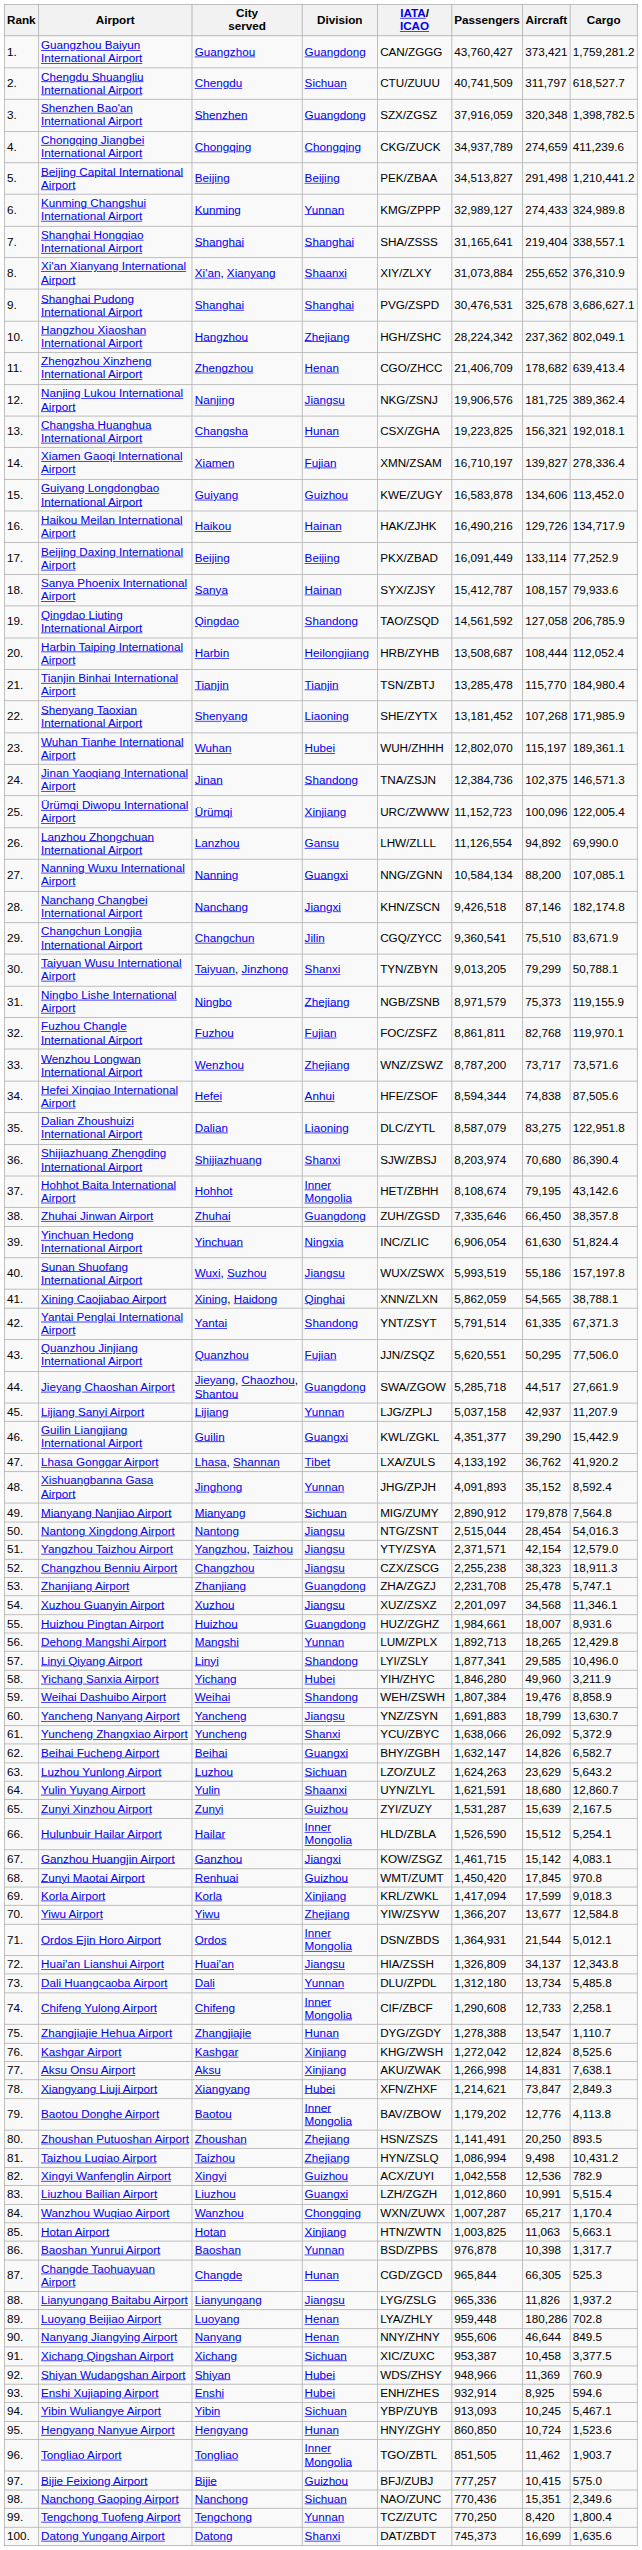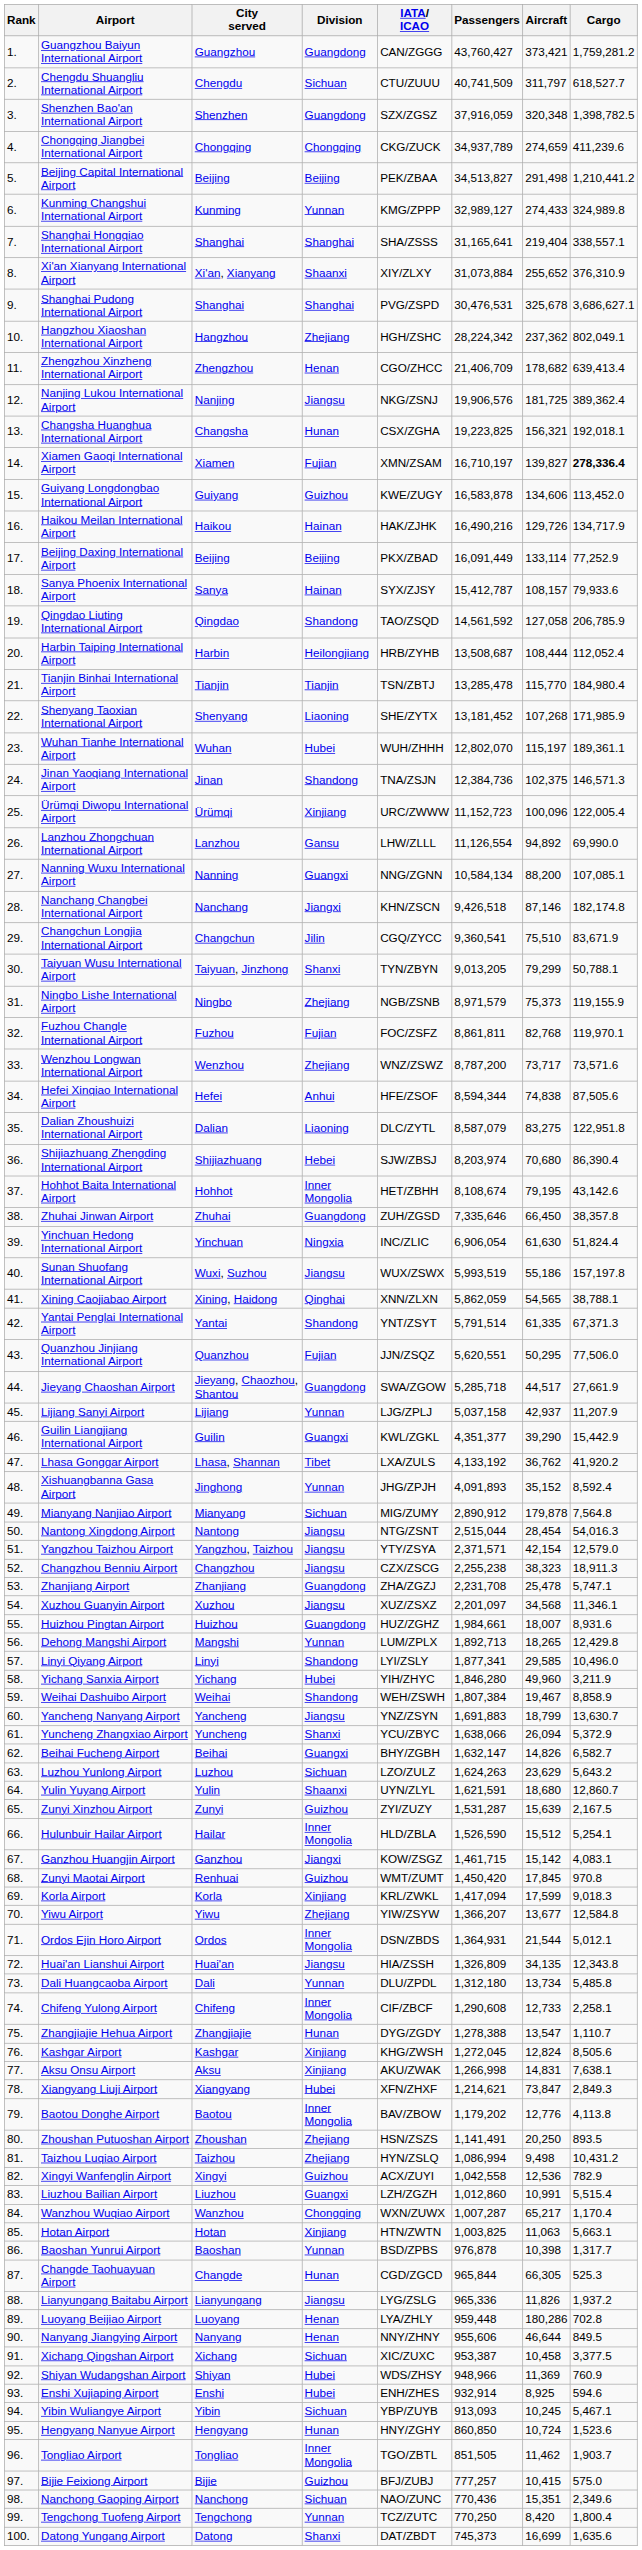(599, 463) normal -> (599, 463) bold
(322, 1160) Shanxi -> (320, 1160) Hebei
(543, 1697) 19,476 -> (543, 1697) 19,467
(543, 1735) 26,092 -> (543, 1735) 26,094
(543, 1965) 34,137 -> (543, 1965) 34,135
(480, 2052) 1,272,042 -> (480, 2052) 1,272,045
(592, 2052) 8,525.6 -> (592, 2052) 8,505.6
